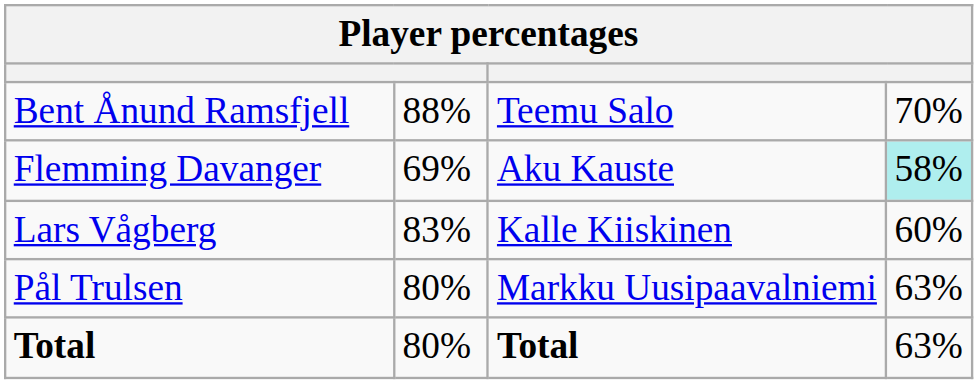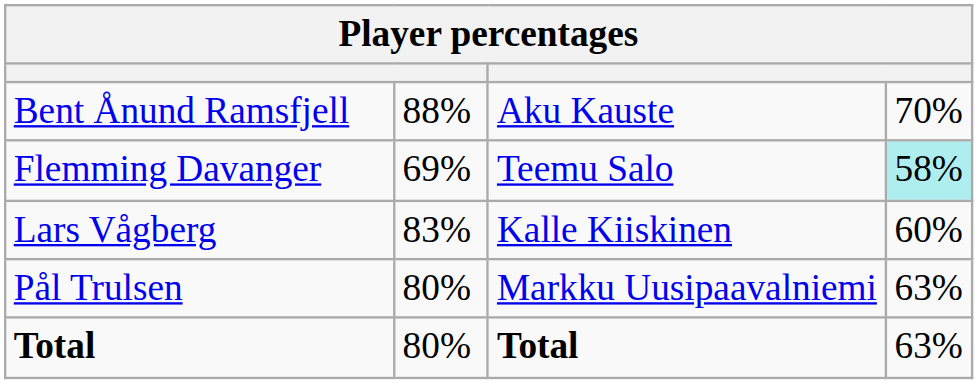(585, 110) Teemu Salo -> (585, 110) Aku Kauste
(585, 169) Aku Kauste -> (585, 169) Teemu Salo
